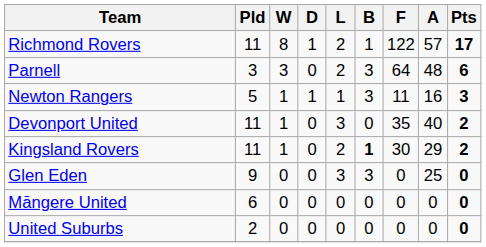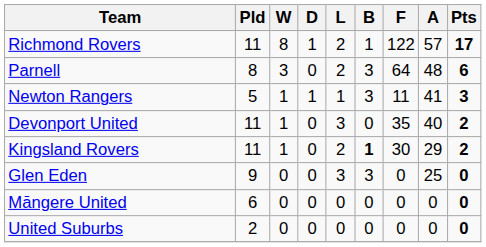(253, 70) 3 -> (253, 70) 8
(433, 96) 16 -> (433, 96) 41
